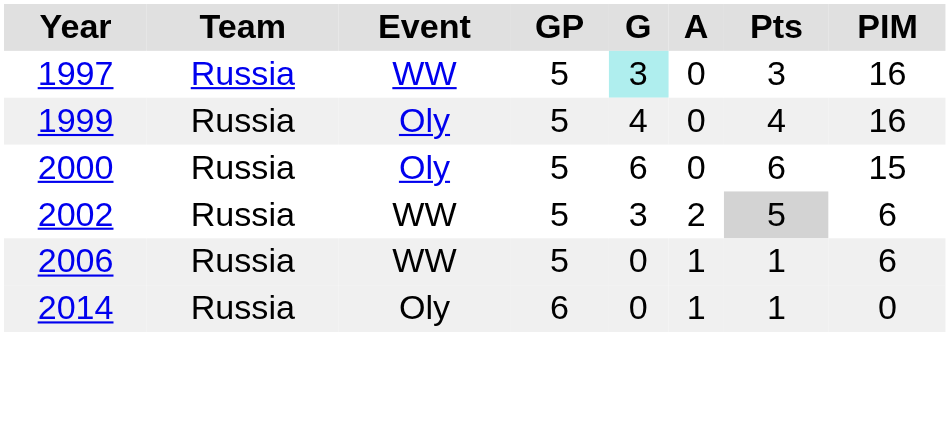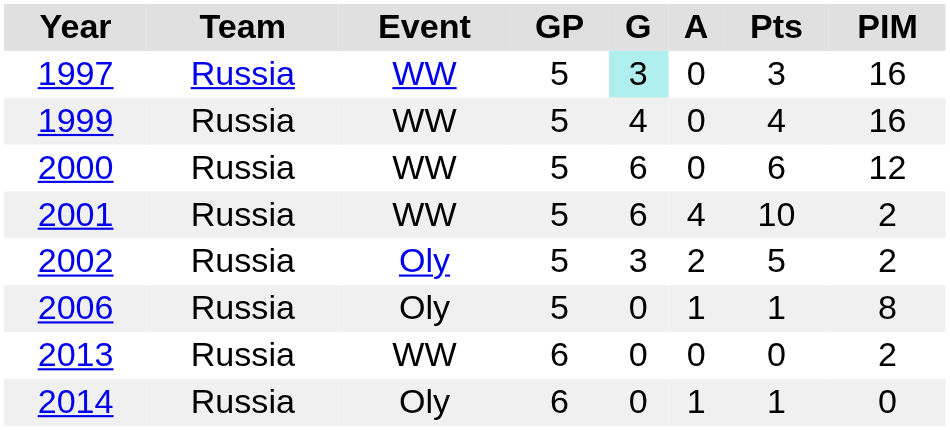(424, 120) Oly -> (424, 120) WW
(424, 167) Oly -> (424, 167) WW
(888, 167) 15 -> (888, 167) 12
+ row: (76, 214)
(424, 214) WW -> (424, 261) Oly
(777, 214) lightgrey background -> (777, 261) no background
(888, 214) 6 -> (888, 261) 2
(424, 261) WW -> (424, 308) Oly
(888, 261) 6 -> (888, 308) 8
+ row: (76, 354)
